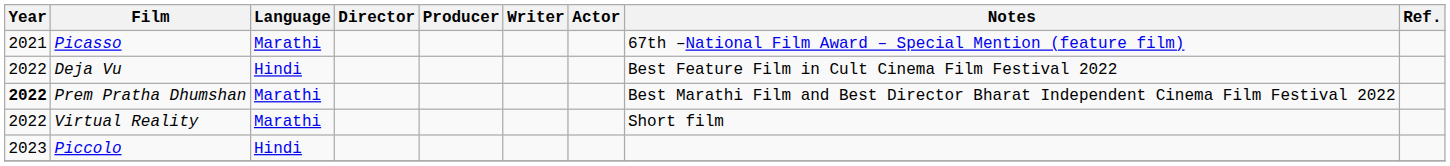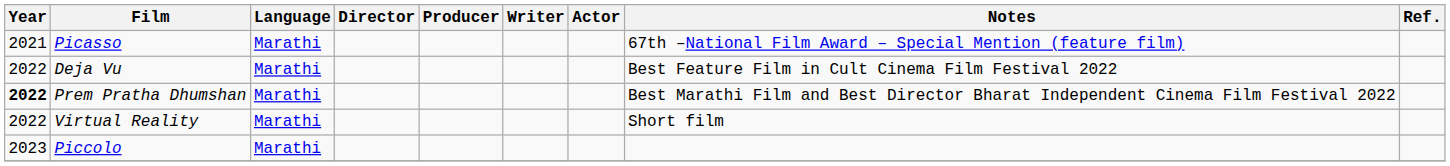(278, 70) Hindi -> (288, 70) Marathi
(278, 148) Hindi -> (288, 148) Marathi
